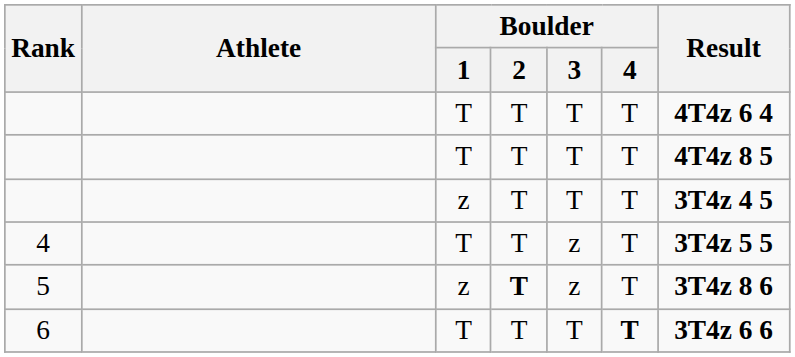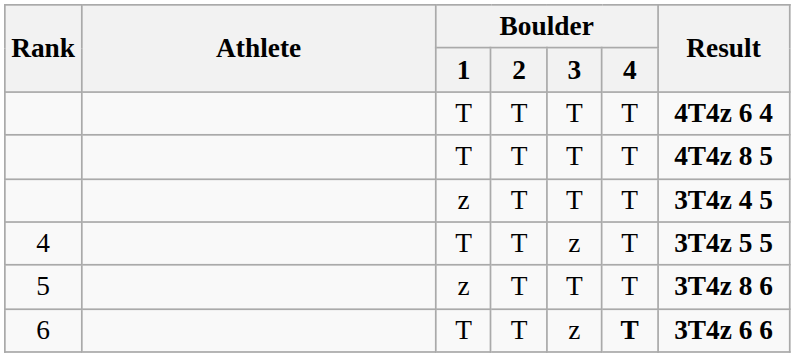(519, 286) bold -> (519, 286) normal
(574, 286) z -> (574, 286) T
(574, 329) T -> (574, 329) z
